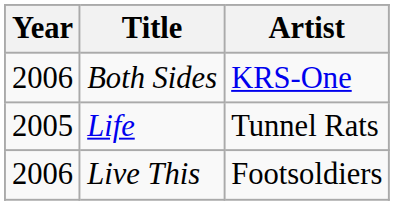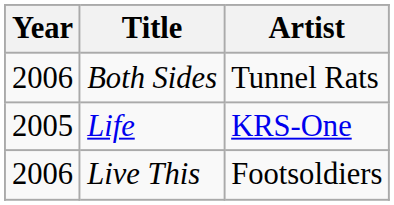(291, 77) KRS-One -> (305, 77) Tunnel Rats
(305, 125) Tunnel Rats -> (291, 125) KRS-One
